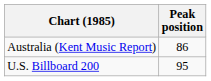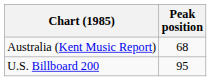(182, 47) 86 -> (182, 47) 68
